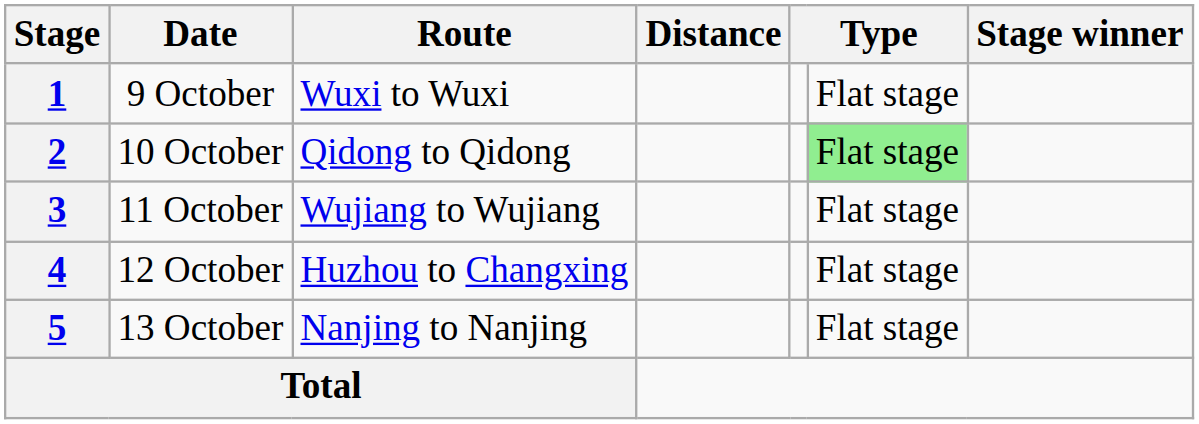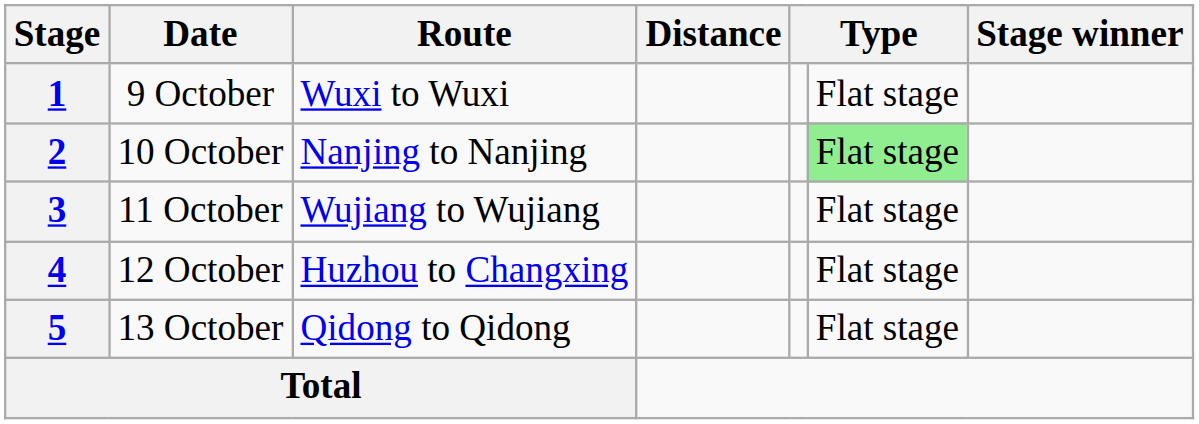(436, 151) Qidong to Qidong -> (444, 151) Nanjing to Nanjing
(444, 328) Nanjing to Nanjing -> (436, 328) Qidong to Qidong
